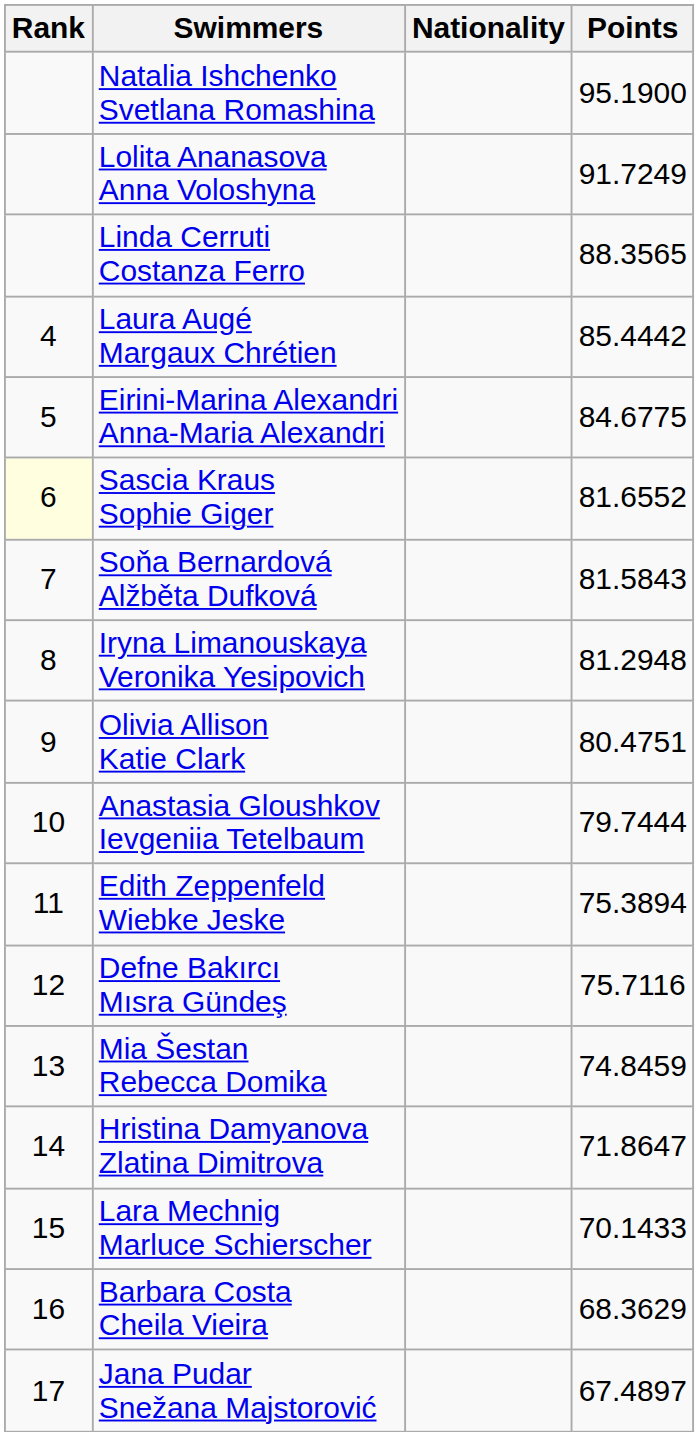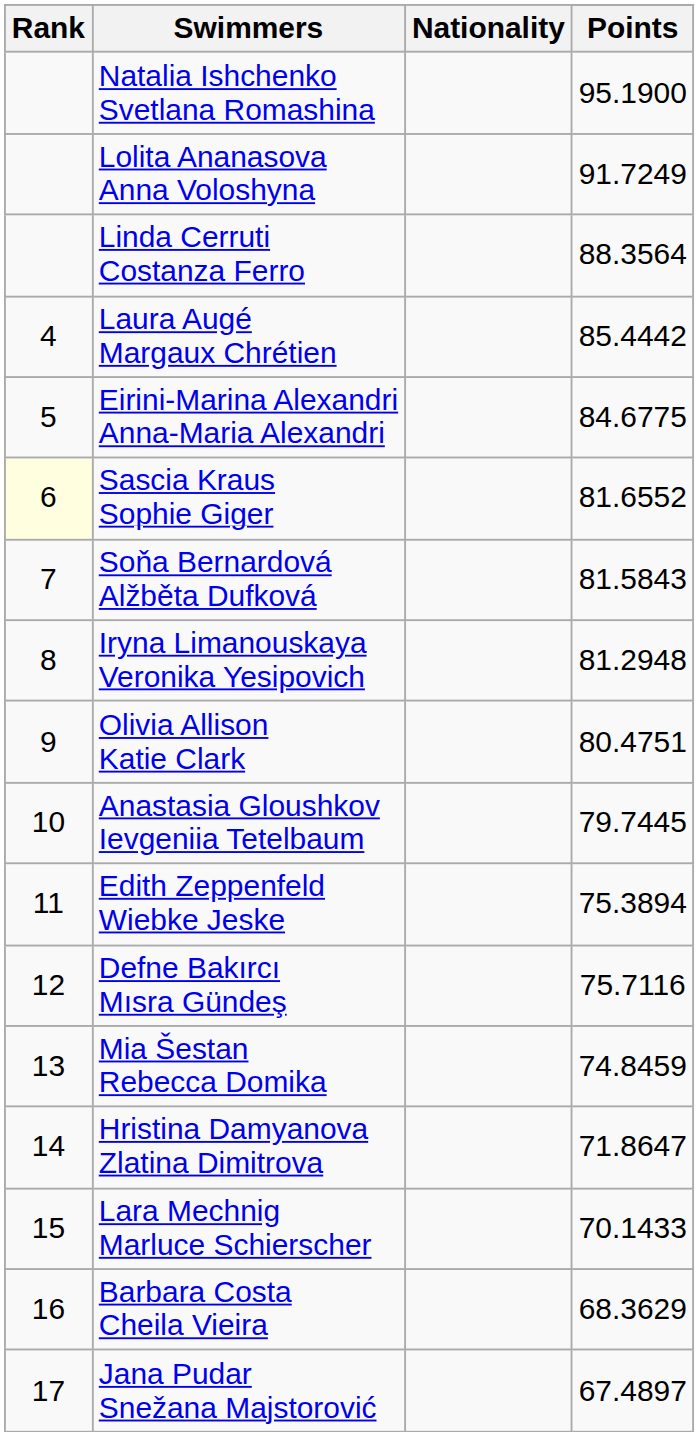(633, 254) 88.3565 -> (633, 254) 88.3564
(633, 822) 79.7444 -> (633, 822) 79.7445
